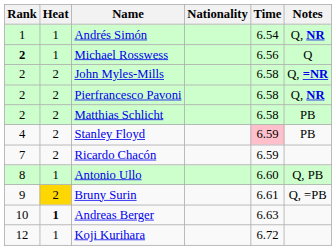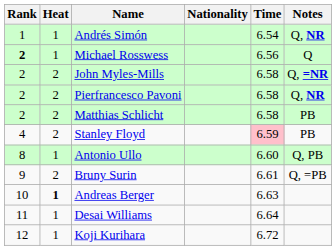- row: (115, 154)
(56, 194) gold background -> (56, 174) no background
+ row: (113, 214)
